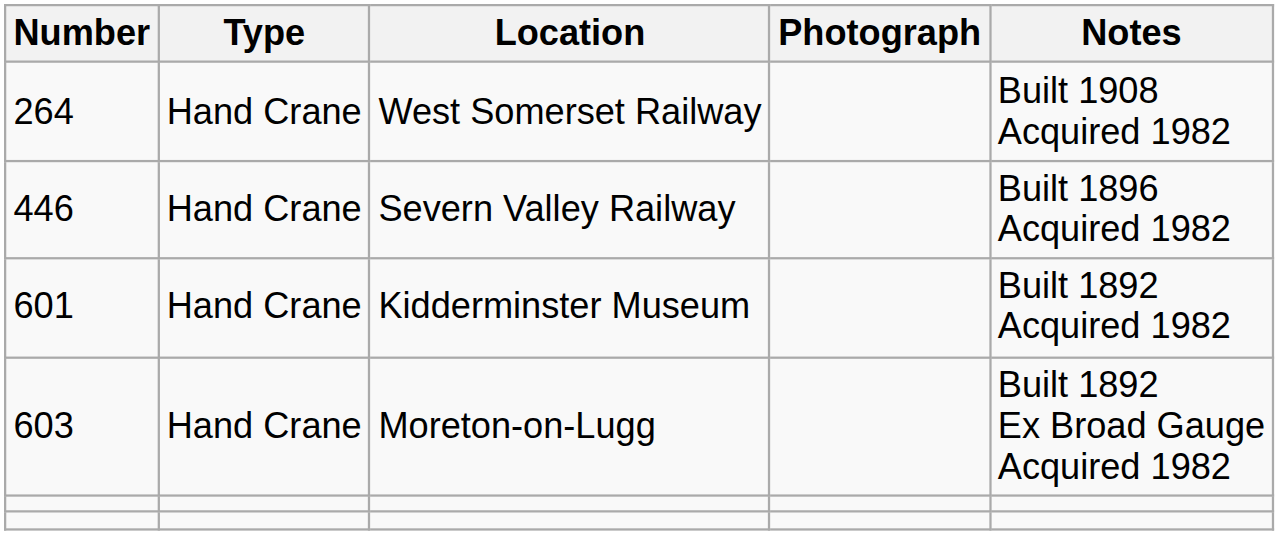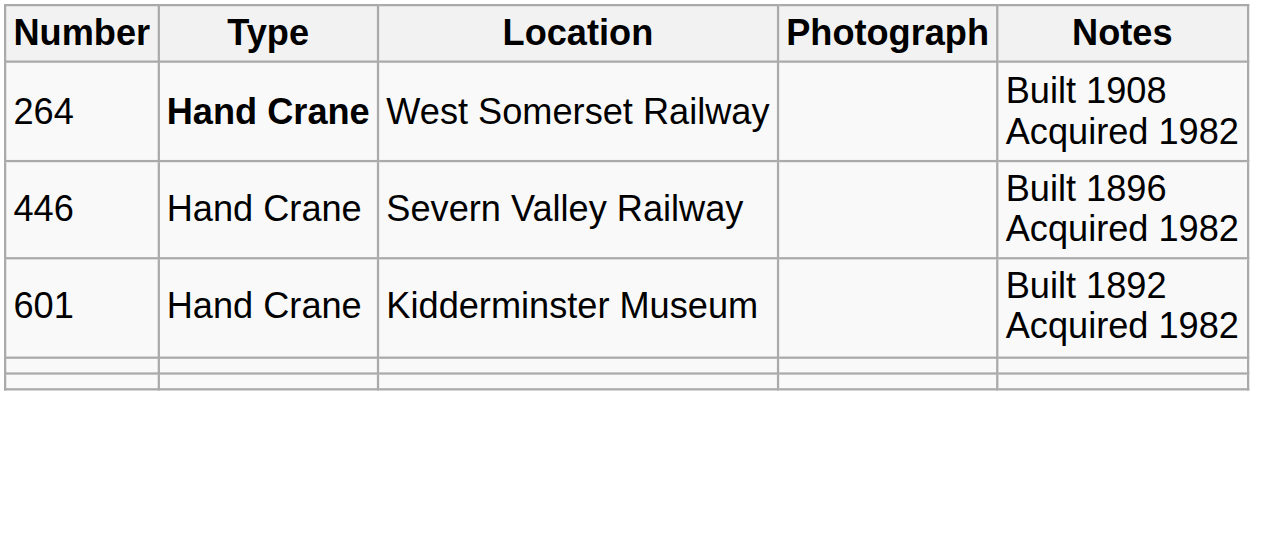(264, 110) normal -> (268, 110) bold
- row: (44, 425)
